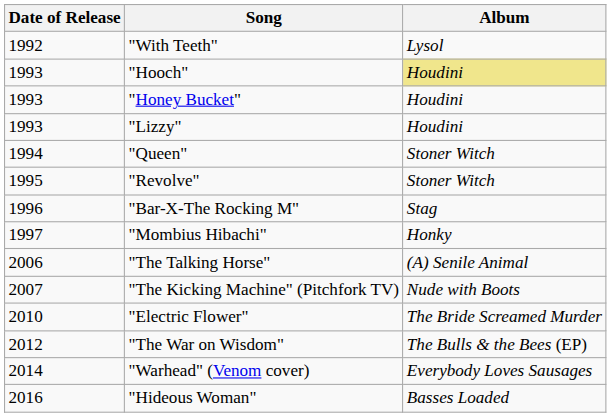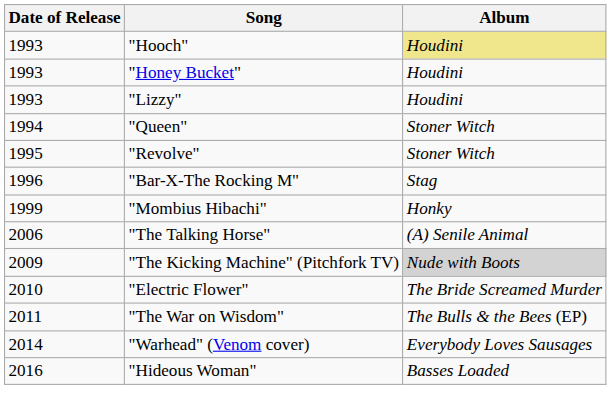- row: (173, 45)
(26, 235) 1997 -> (26, 208) 1999
(26, 289) 2007 -> (26, 262) 2009
(463, 289) no background -> (463, 262) lightgrey background
(26, 343) 2012 -> (25, 316) 2011
